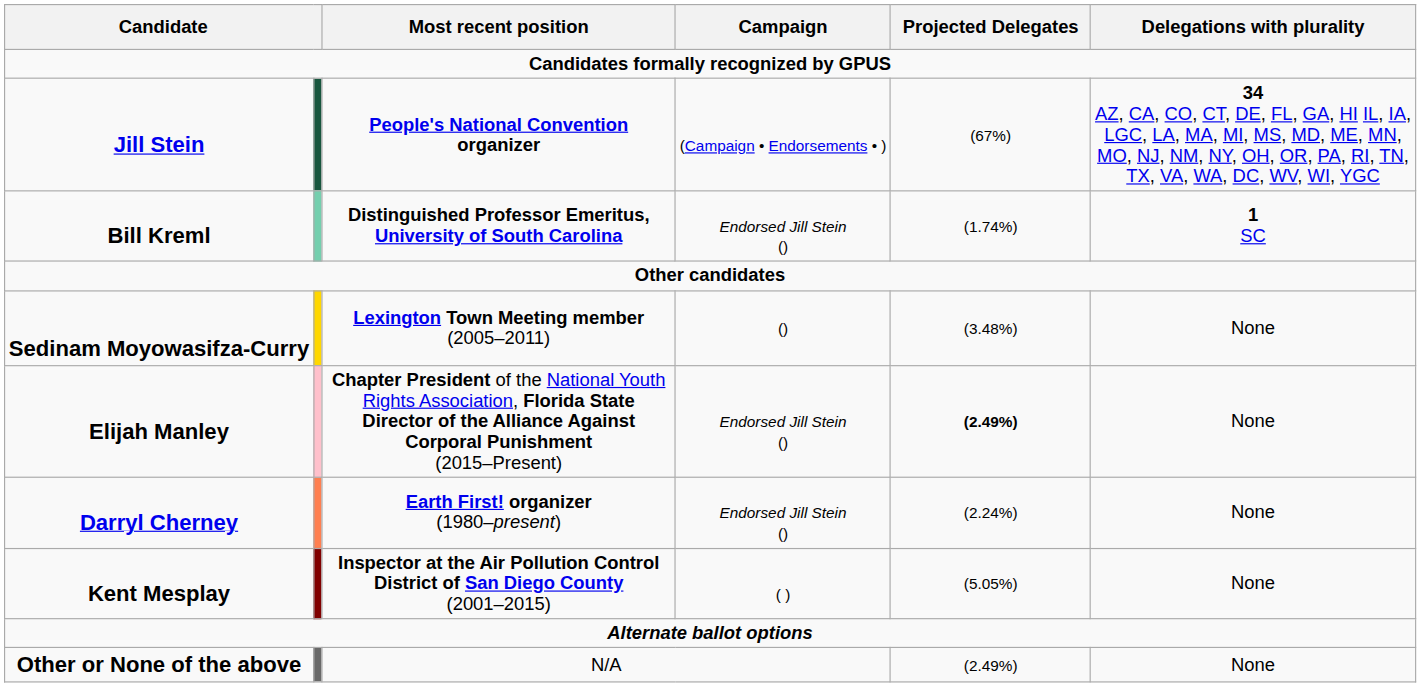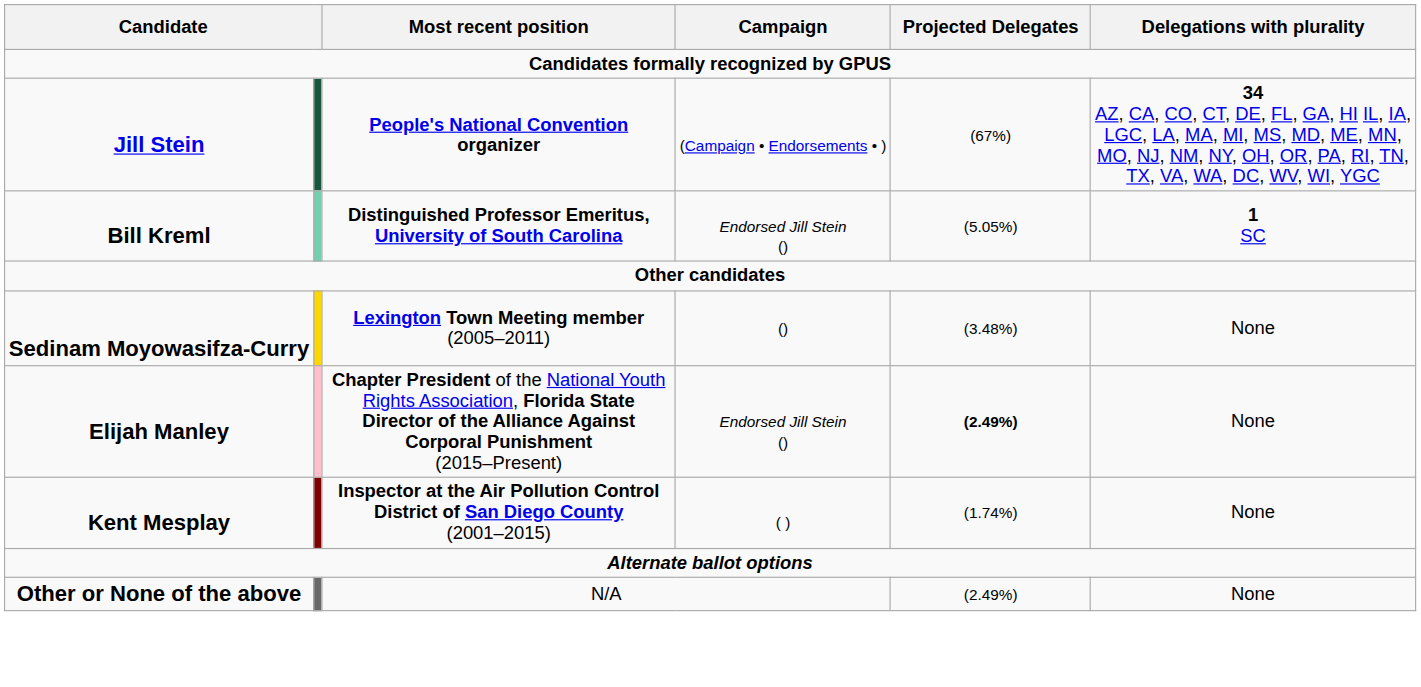(991, 226) (1.74%) -> (991, 226) (5.05%)
- row: (159, 523)
(991, 584) (5.05%) -> (991, 513) (1.74%)
